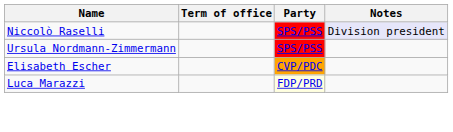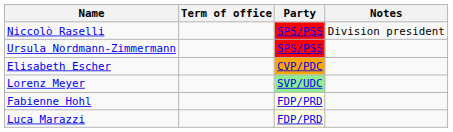(386, 31) lavender background -> (386, 31) no background
+ row: (46, 84)
+ row: (49, 101)
